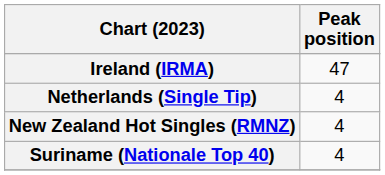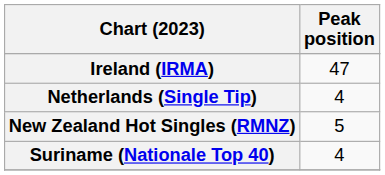(339, 126) 4 -> (339, 126) 5
